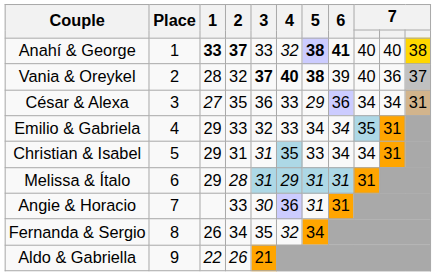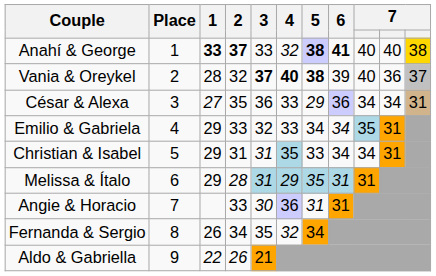(315, 180) 31 -> (315, 180) 35
